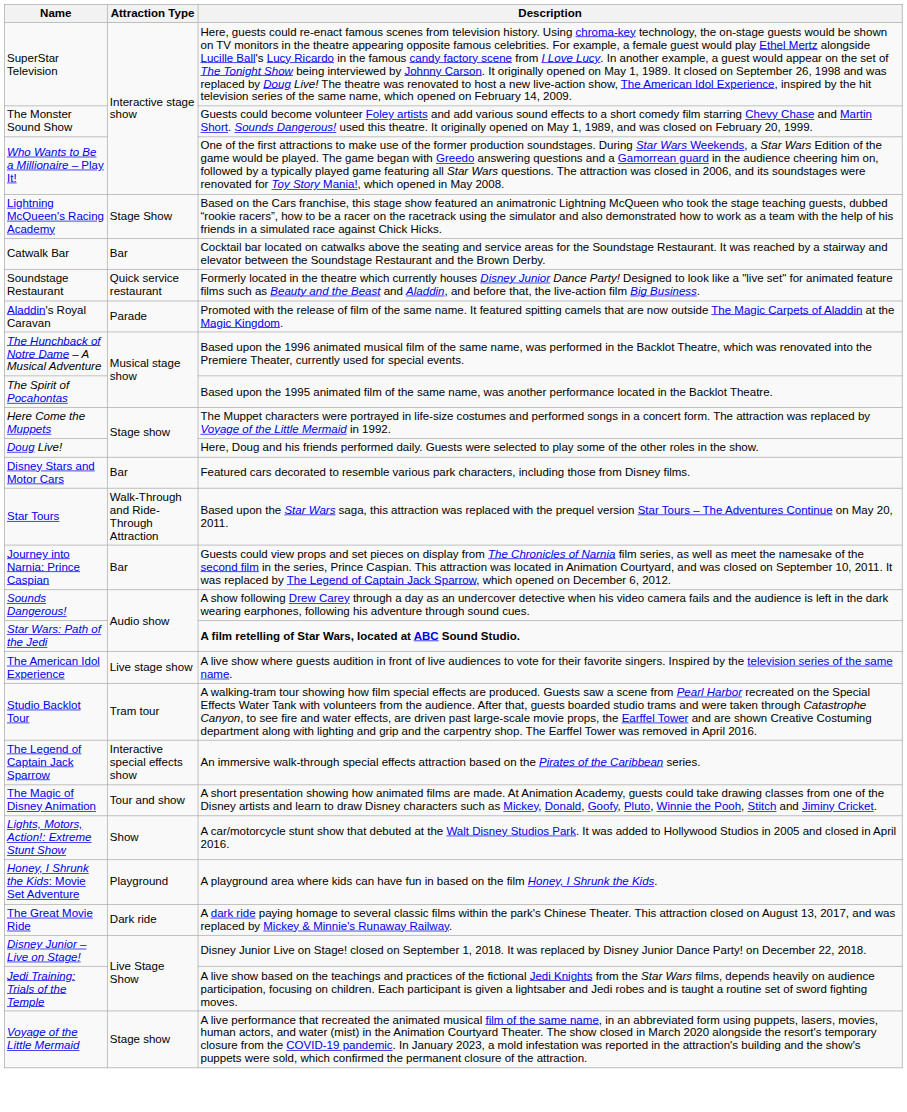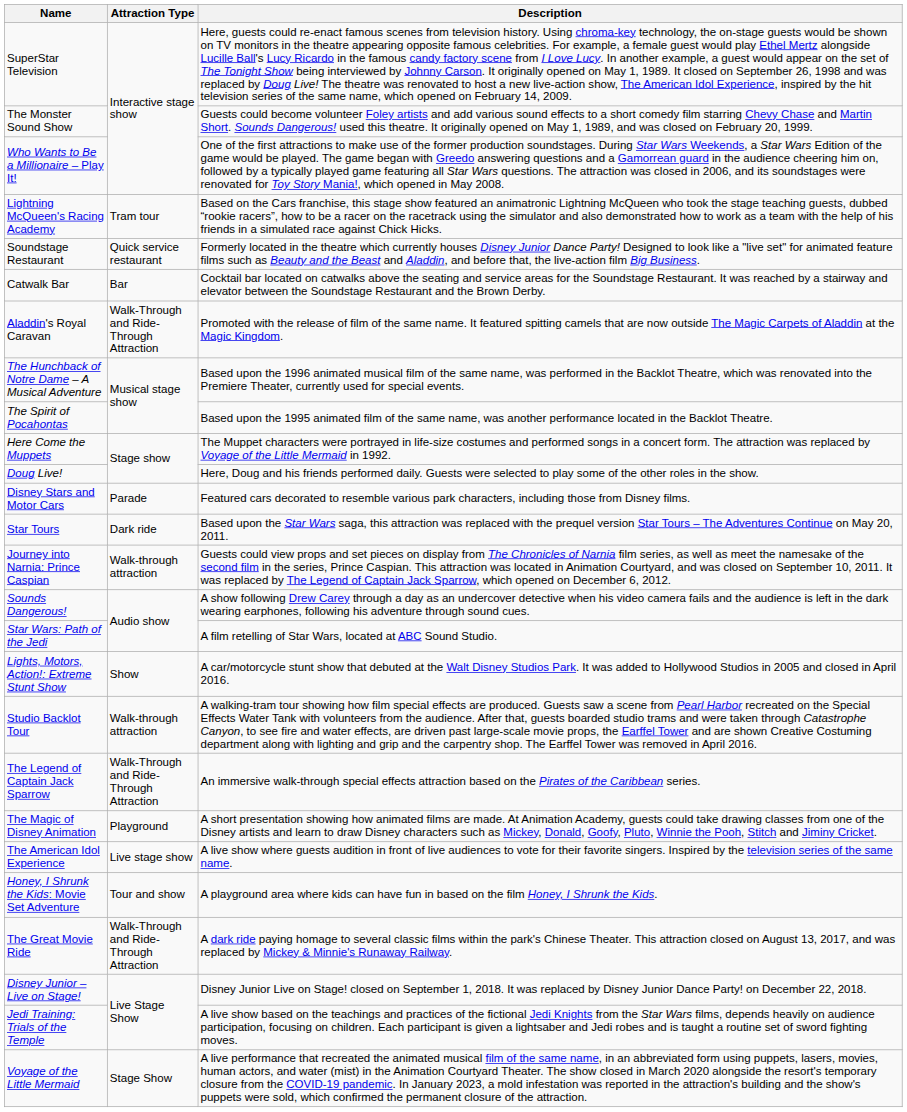(141, 216) Stage Show -> (135, 216) Tram tour
rows swapped: (38, 285) <-> (38, 254)
(128, 316) Parade -> (146, 329) Walk-Through and Ride-Through Attraction
(119, 472) Bar -> (128, 498) Parade
(146, 516) Walk-Through and Ride-Through Attraction -> (133, 529) Dark ride
(119, 567) Bar -> (144, 567) Walk-through attraction
(360, 636) bold -> (349, 636) normal
rows swapped: (53, 667) <-> (49, 837)
(135, 711) Tram tour -> (144, 724) Walk-through attraction
(146, 762) Interactive special effects show -> (146, 781) Walk-Through and Ride-Through Attraction
(147, 800) Tour and show -> (139, 826) Playground
(139, 882) Playground -> (147, 895) Tour and show
(133, 919) Dark ride -> (146, 945) Walk-Through and Ride-Through Attraction
(140, 1039) Stage show -> (141, 1078) Stage Show
